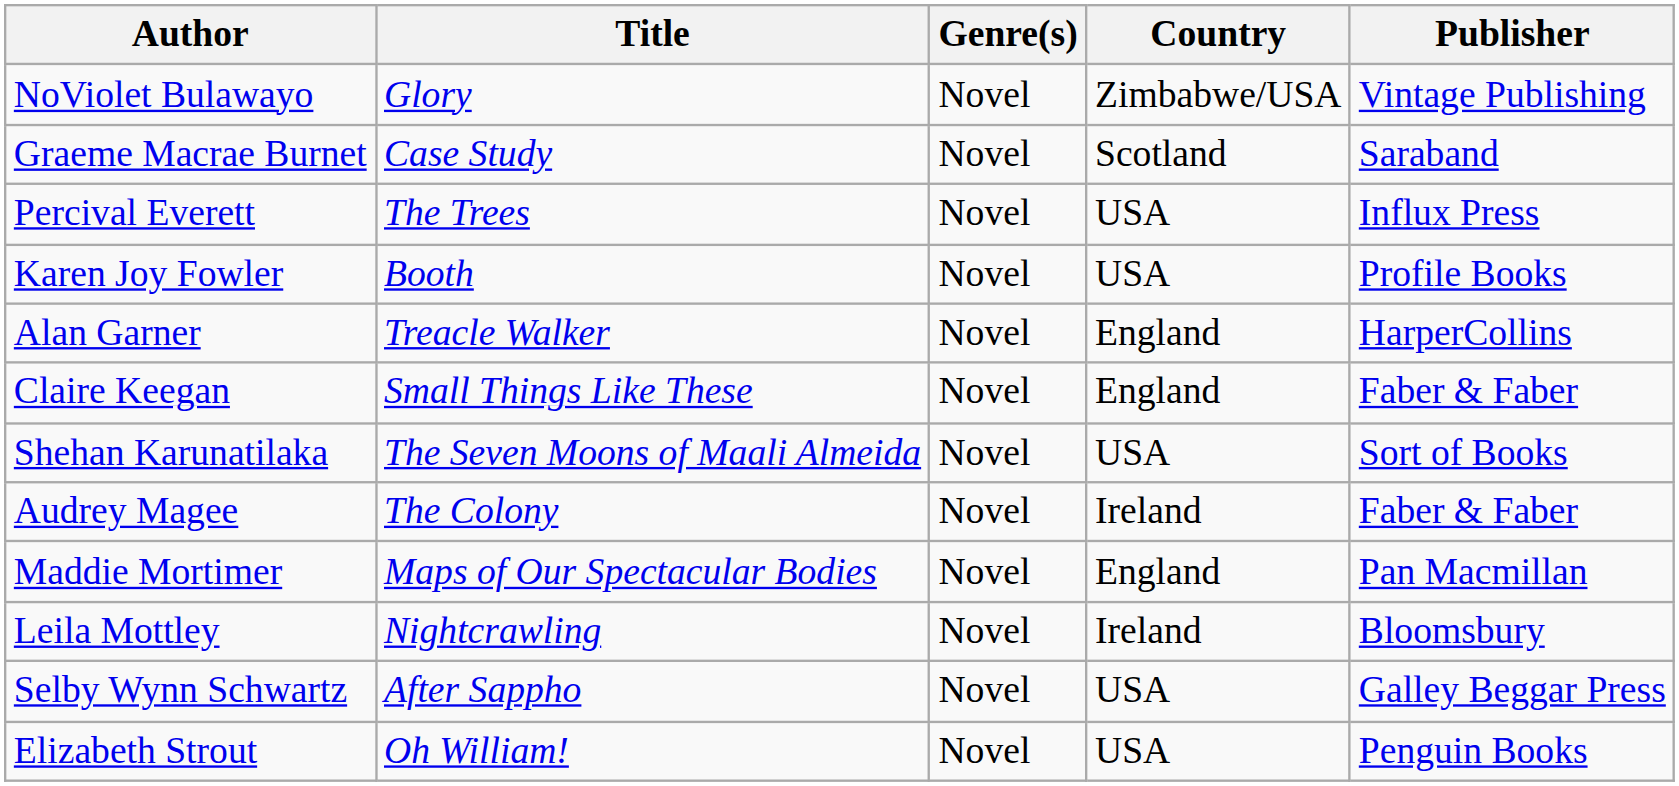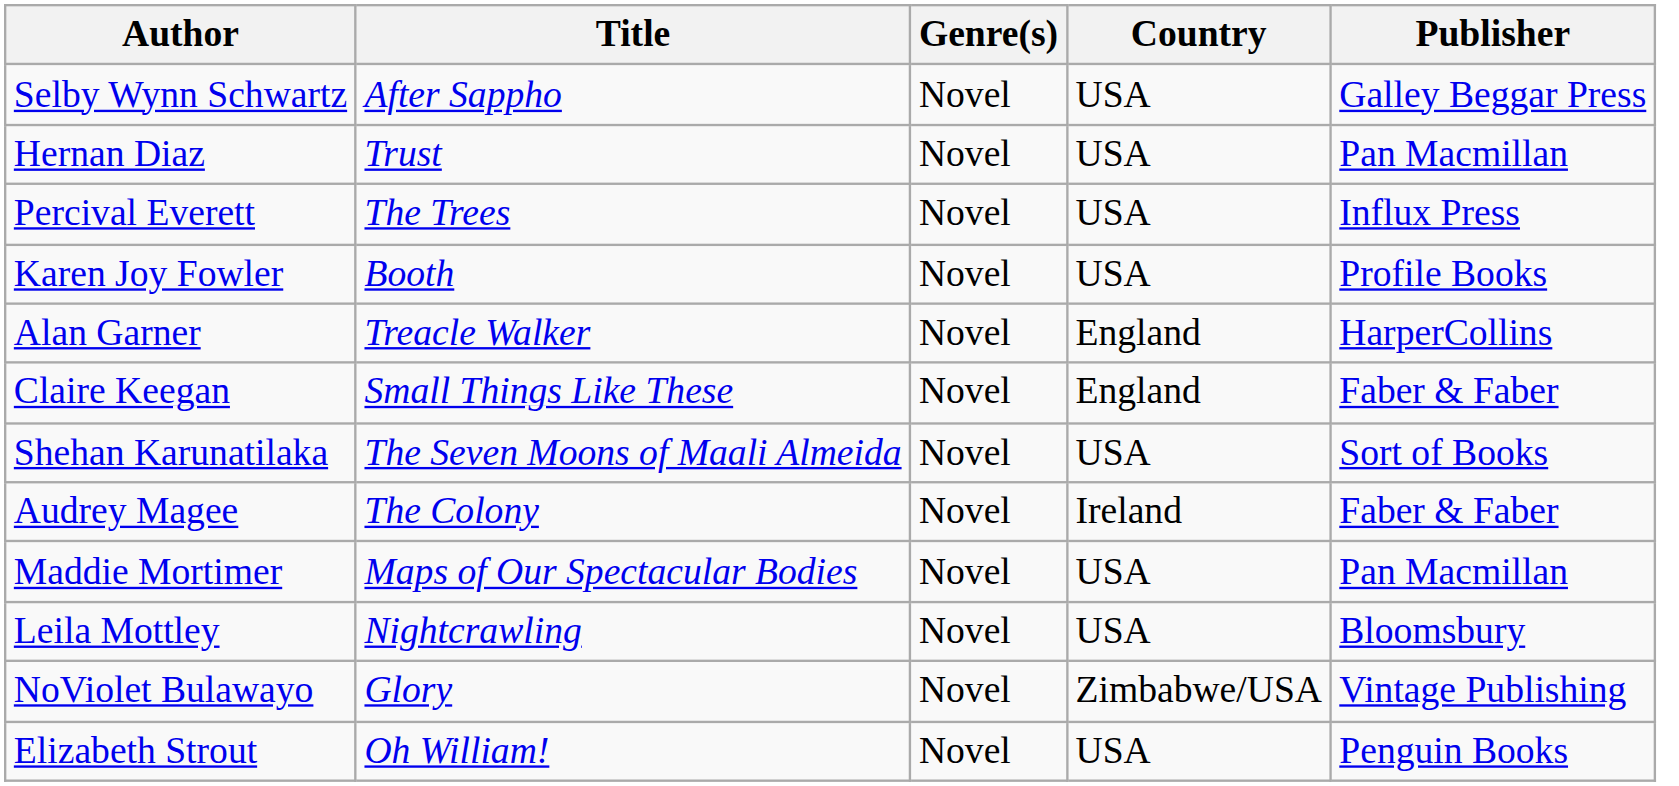rows swapped: (164, 93) <-> (180, 690)
- row: (190, 153)
+ row: (109, 153)
(1158, 570) England -> (1113, 570) USA
(1148, 630) Ireland -> (1113, 630) USA
